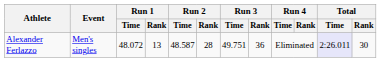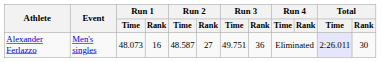(131, 45) 48.072 -> (131, 45) 48.073
(157, 45) 13 -> (157, 45) 16
(208, 45) 28 -> (208, 45) 27
